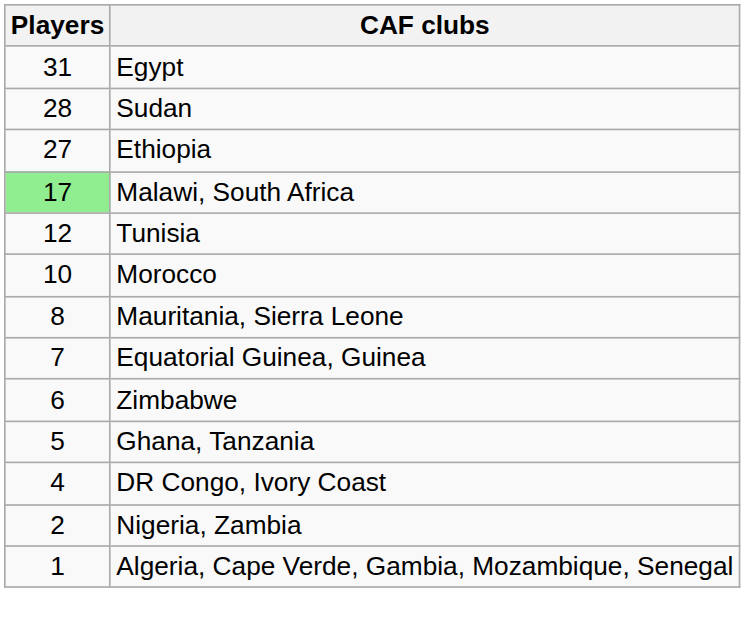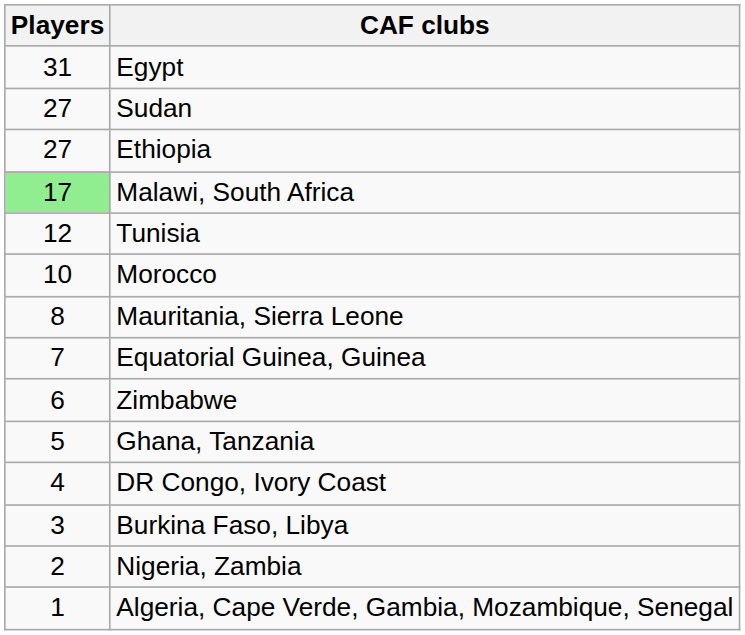(58, 108) 28 -> (58, 108) 27
+ row: (232, 524)
